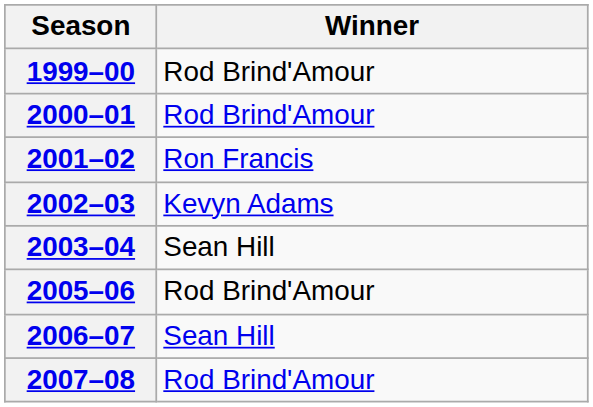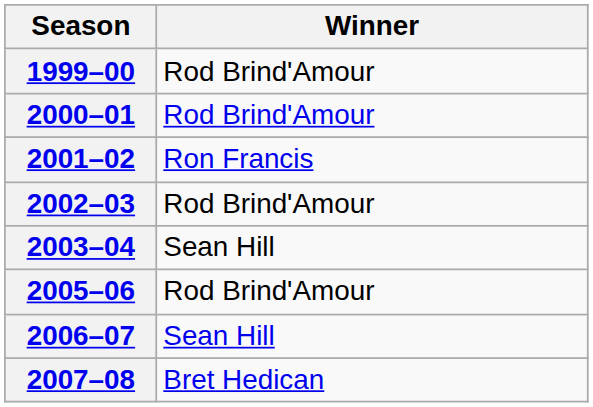(248, 203) Kevyn Adams -> (269, 203) Rod Brind'Amour
(269, 379) Rod Brind'Amour -> (244, 379) Bret Hedican
